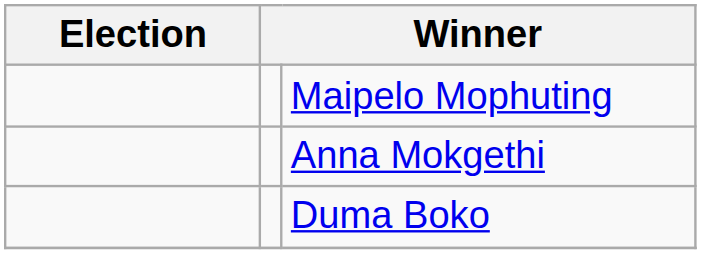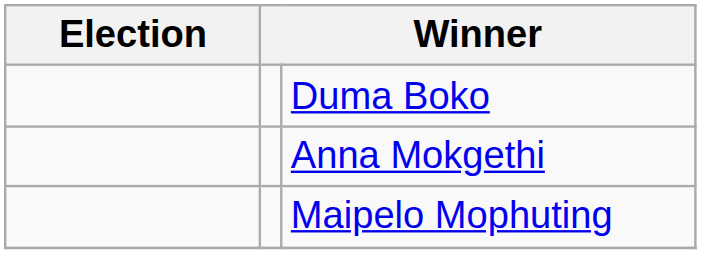rows swapped: (390, 215) <-> (452, 95)
